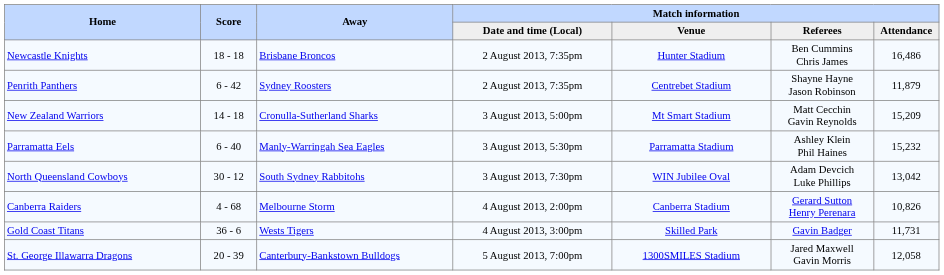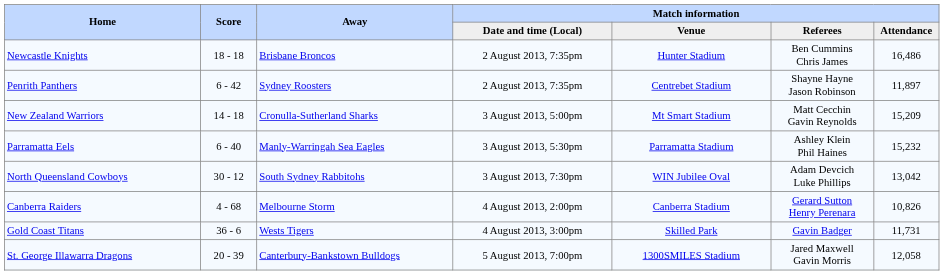(906, 85) 11,879 -> (906, 85) 11,897
